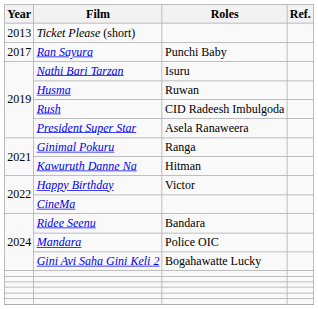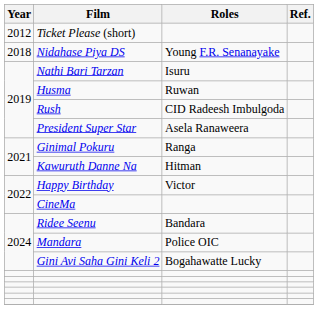(19, 33) 2013 -> (19, 33) 2012
- row: (65, 52)
+ row: (81, 52)
